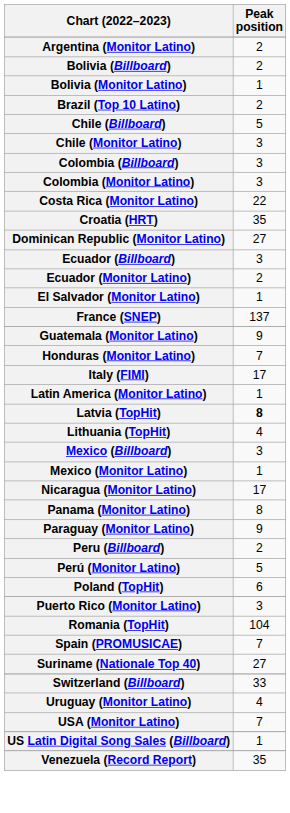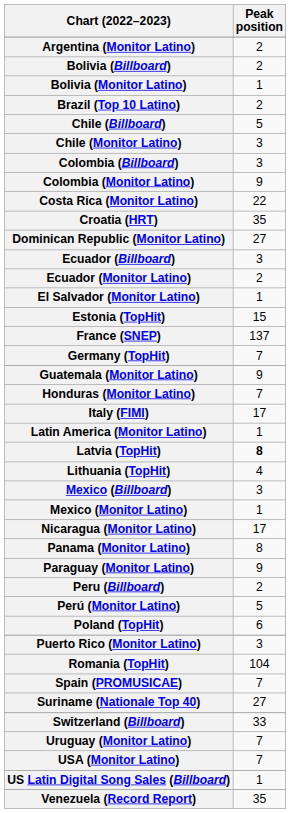(259, 182) 3 -> (259, 182) 9
+ row: (119, 317)
+ row: (119, 355)
(259, 702) 4 -> (259, 741) 7
